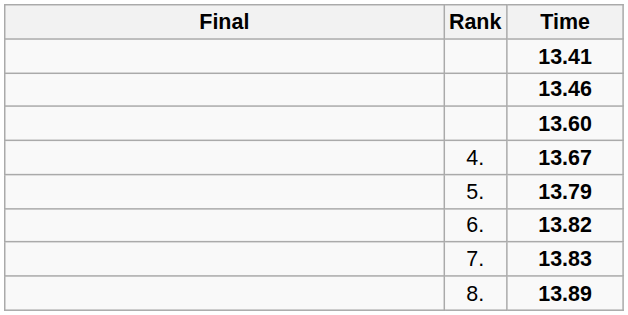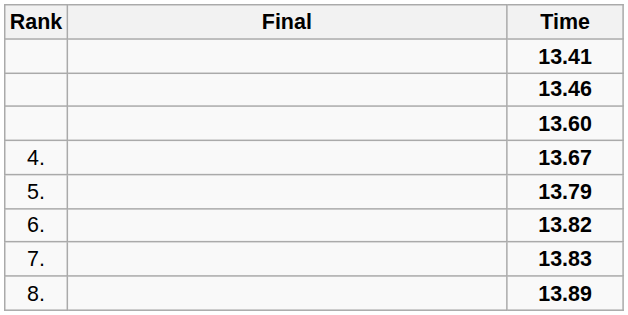columns swapped: (475, 22) <-> (224, 22)
